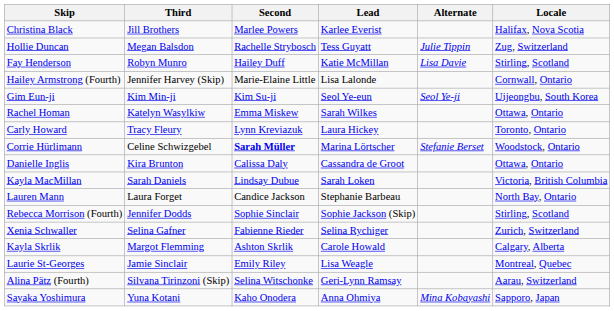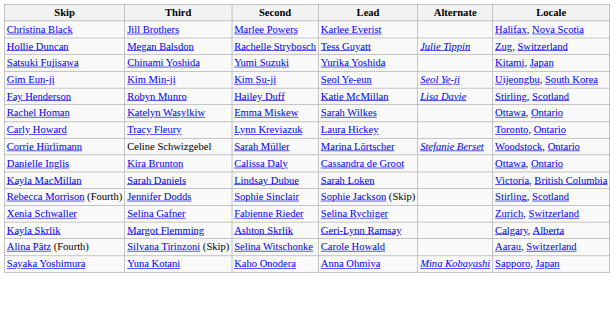+ row: (43, 63)
rows swapped: (31, 96) <-> (39, 63)
- row: (64, 79)
(264, 146) bold -> (262, 146) normal
- row: (35, 197)
(353, 247) Carole Howald -> (361, 230) Geri-Lynn Ramsay
- row: (46, 264)
(361, 280) Geri-Lynn Ramsay -> (353, 247) Carole Howald
